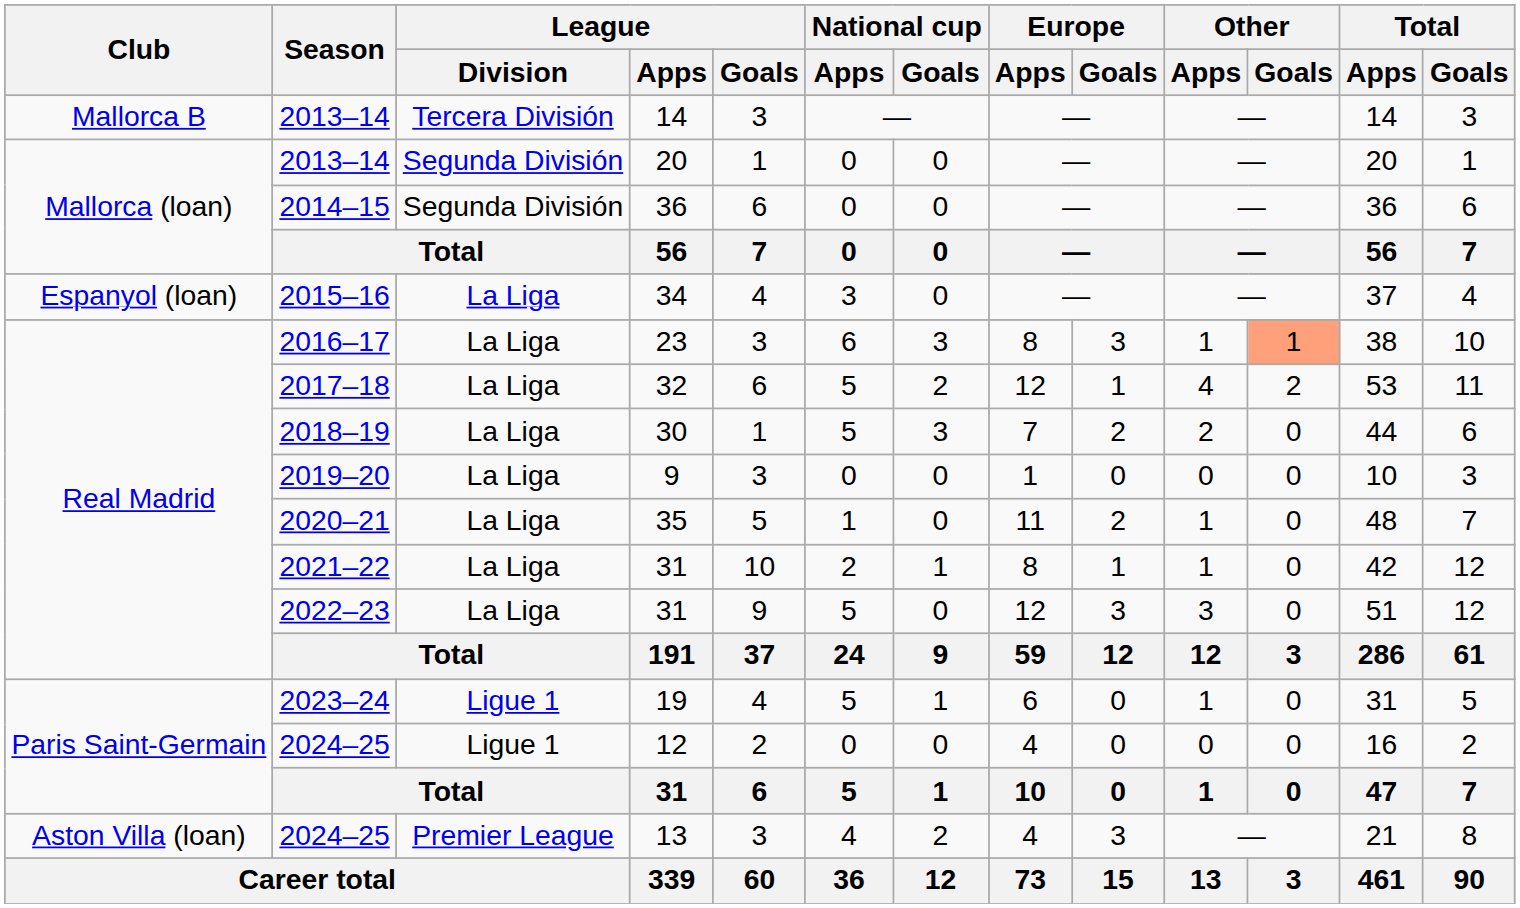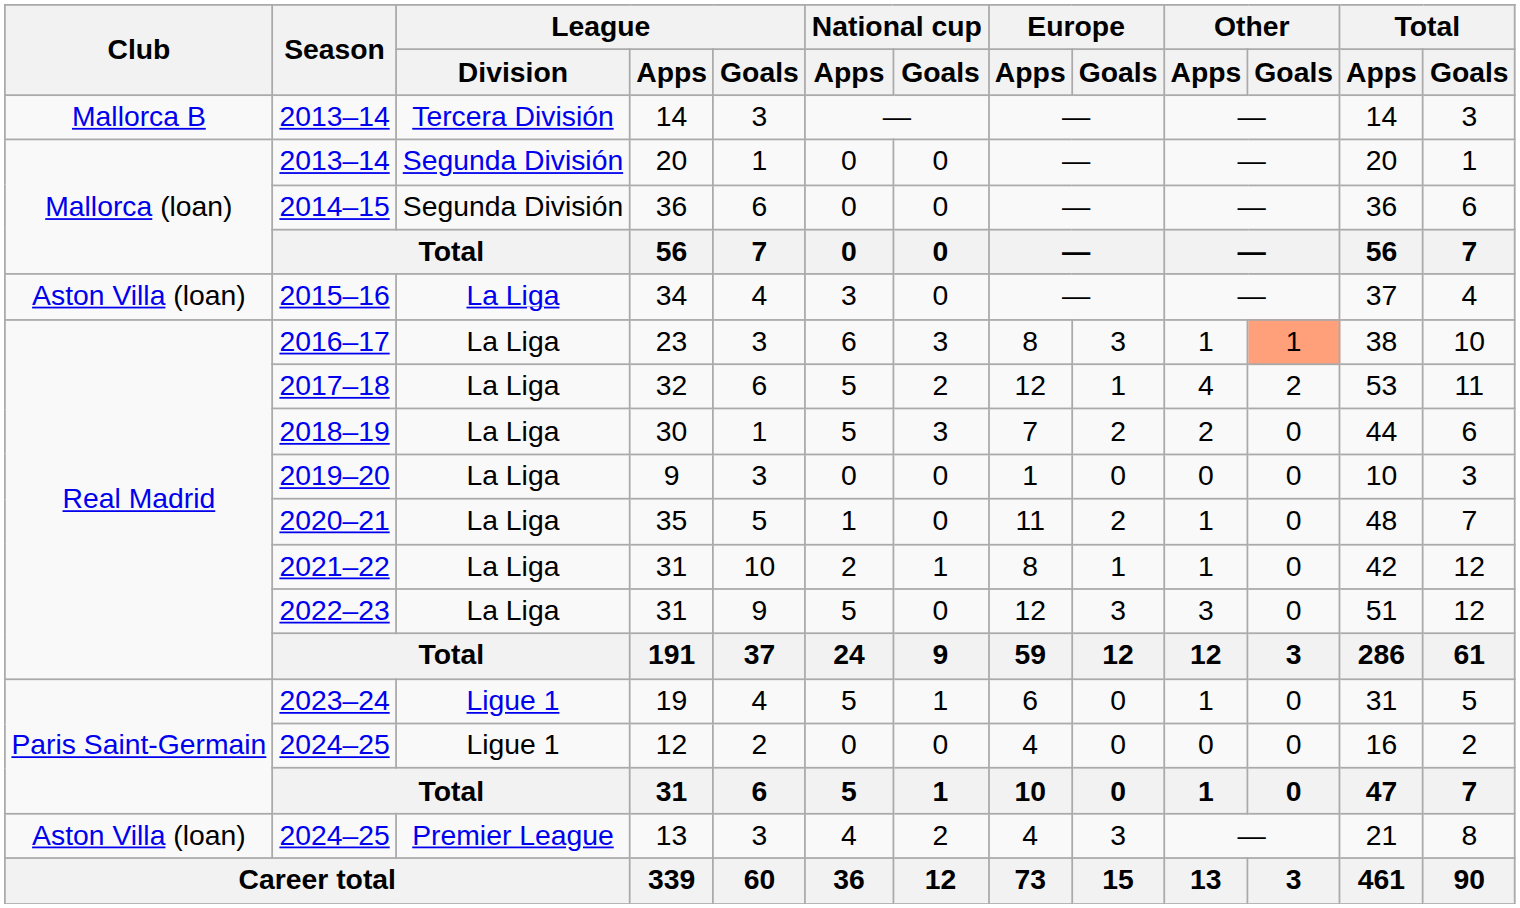(139, 296) Espanyol (loan) -> (139, 296) Aston Villa (loan)
